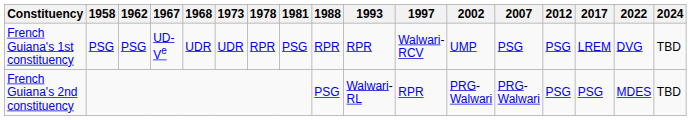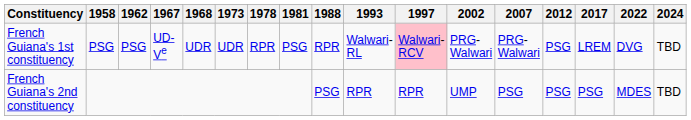(359, 46) RPR -> (370, 46) Walwari-RL
(421, 46) no background -> (421, 46) pink background
(463, 46) UMP -> (471, 46) PRG-Walwari
(510, 46) PSG -> (519, 46) PRG-Walwari
(370, 92) Walwari-RL -> (359, 92) RPR
(471, 92) PRG-Walwari -> (463, 92) UMP
(519, 92) PRG-Walwari -> (510, 92) PSG
